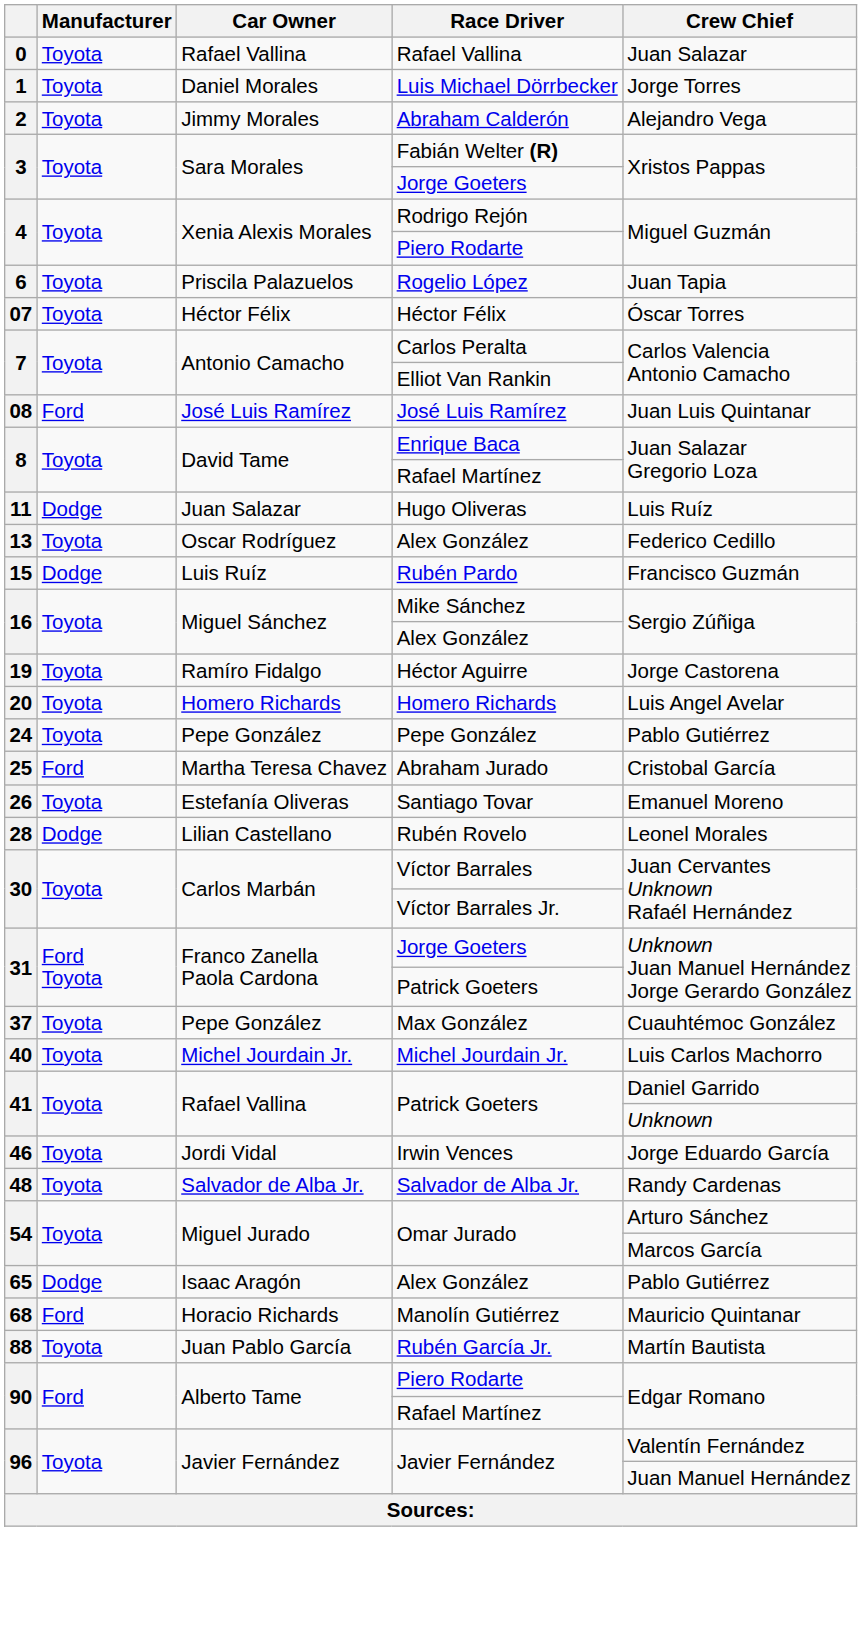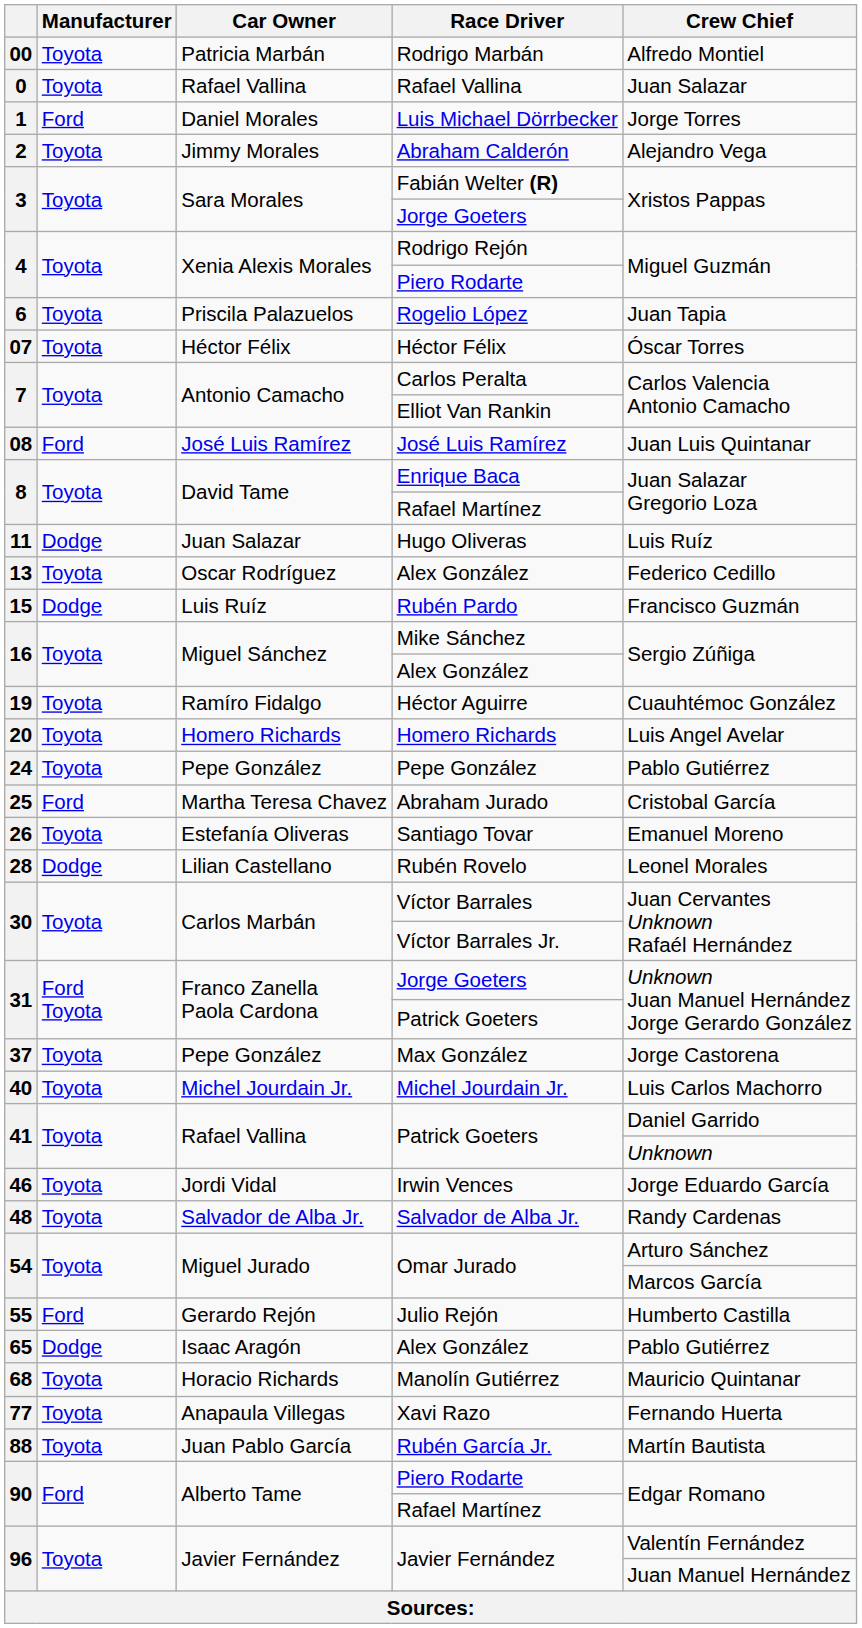+ row: (21, 54)
(72, 86) Toyota -> (63, 119) Ford
(703, 671) Jorge Castorena -> (732, 703) Cuauhtémoc González
(732, 1022) Cuauhtémoc González -> (703, 1055) Jorge Castorena
+ row: (21, 1315)
(63, 1315) Ford -> (72, 1380) Toyota
+ row: (21, 1412)
